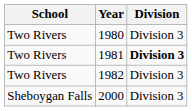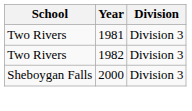- row: (111, 34)
(157, 55) bold -> (157, 34) normal
